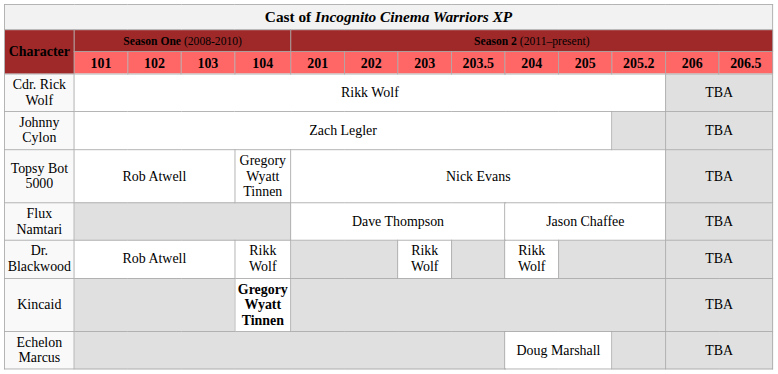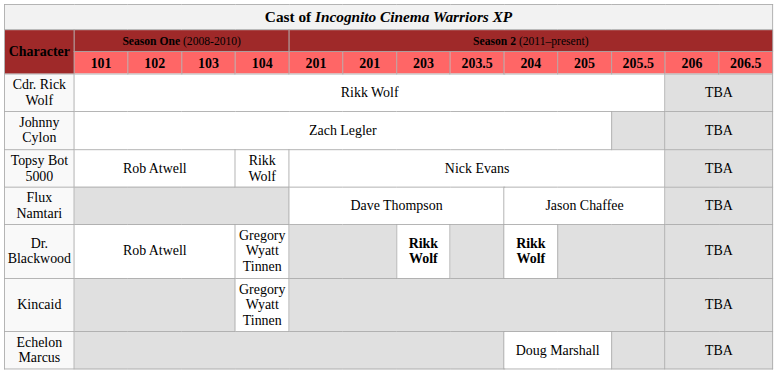(371, 62) 202 -> (370, 62) 201
(639, 62) 205.2 -> (638, 62) 205.5
(263, 176) Gregory Wyatt Tinnen -> (262, 168) Rikk Wolf
(263, 259) Rikk Wolf -> (262, 251) Gregory Wyatt Tinnen
(425, 259) normal -> (423, 251) bold
(532, 259) normal -> (531, 251) bold
(263, 304) bold -> (262, 304) normal
